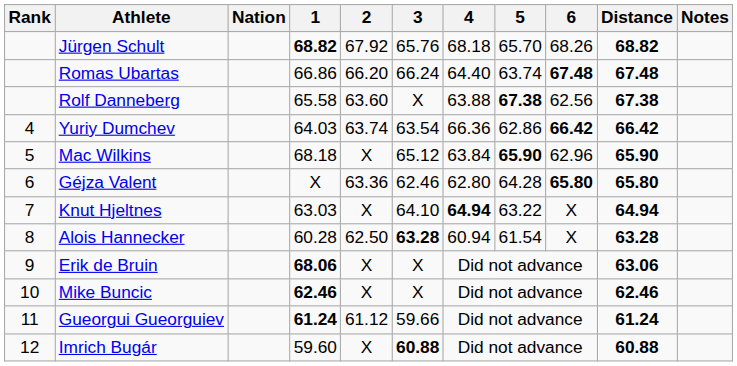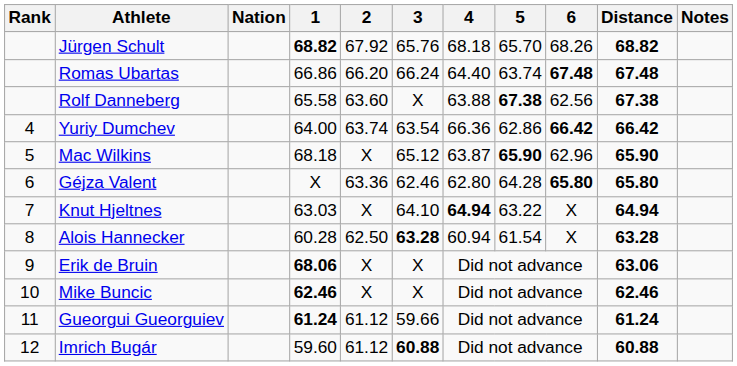(315, 127) 64.03 -> (315, 127) 64.00
(469, 155) 63.84 -> (469, 155) 63.87
(367, 347) X -> (367, 347) 61.12
